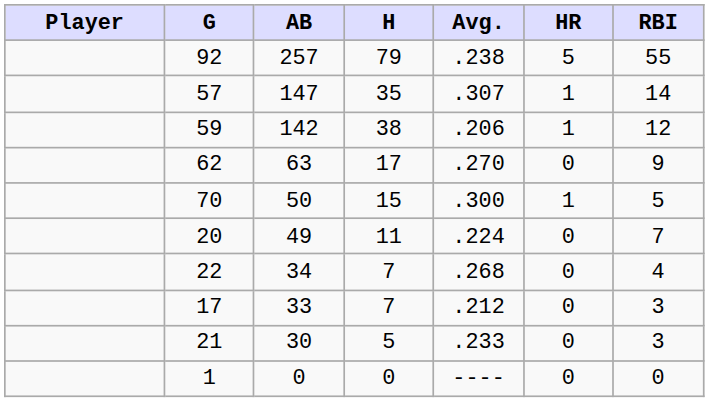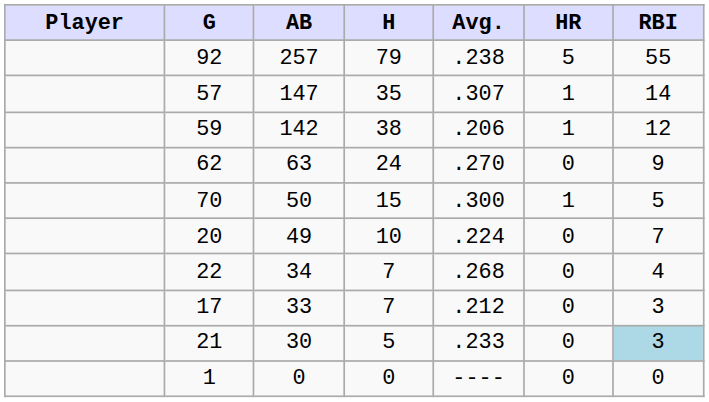(389, 165) 17 -> (389, 165) 24
(389, 236) 11 -> (389, 236) 10
(658, 343) no background -> (658, 343) lightblue background
